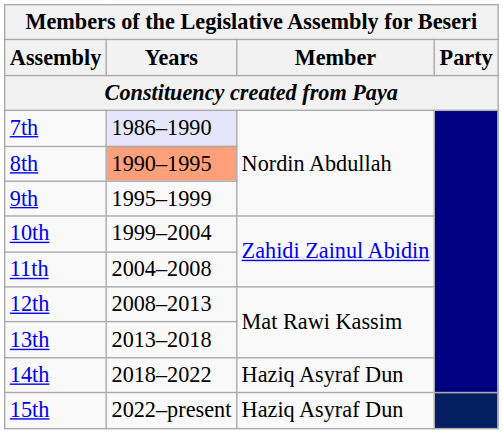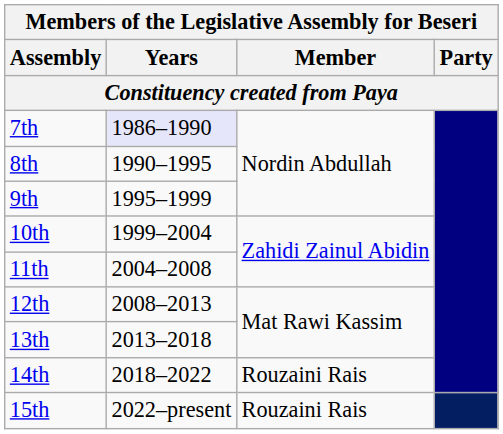(162, 163) lightsalmon background -> (162, 163) no background
(322, 374) Haziq Asyraf Dun -> (304, 374) Rouzaini Rais
(322, 410) Haziq Asyraf Dun -> (304, 410) Rouzaini Rais
